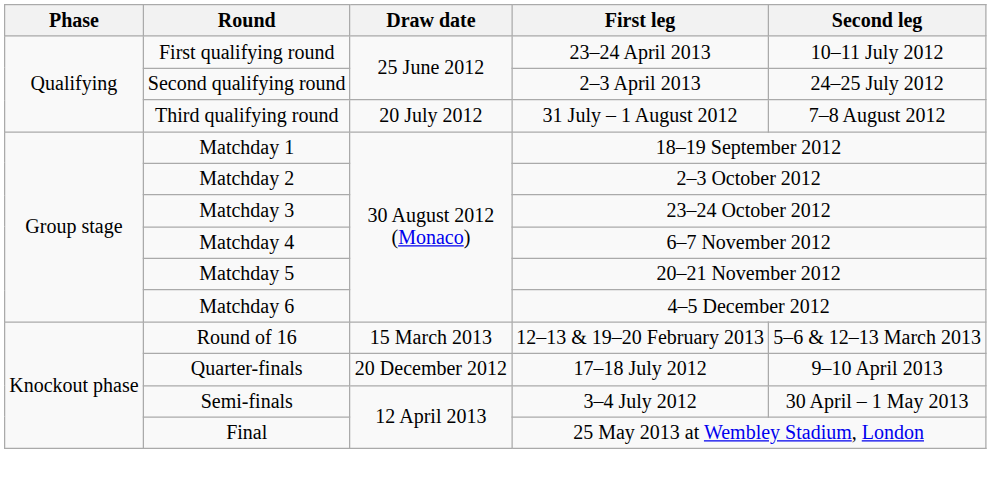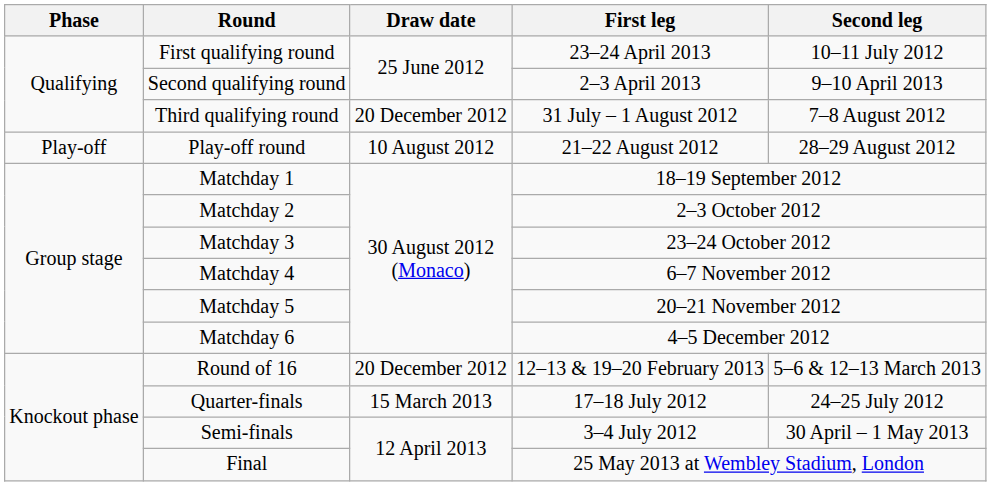(877, 83) 24–25 July 2012 -> (877, 83) 9–10 April 2013
(431, 115) 20 July 2012 -> (431, 115) 20 December 2012
+ row: (247, 147)
(431, 337) 15 March 2013 -> (431, 369) 20 December 2012
(431, 369) 20 December 2012 -> (431, 400) 15 March 2013
(877, 369) 9–10 April 2013 -> (877, 400) 24–25 July 2012
